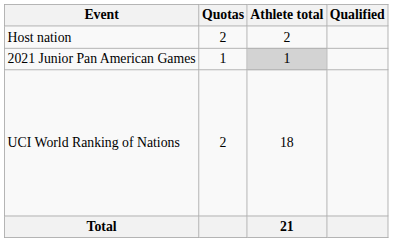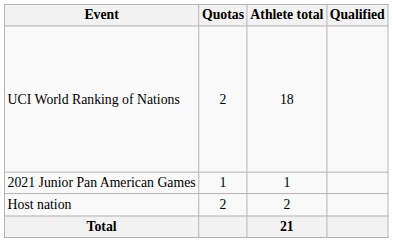rows swapped: (40, 37) <-> (94, 142)
(287, 59) lightgrey background -> (287, 182) no background
